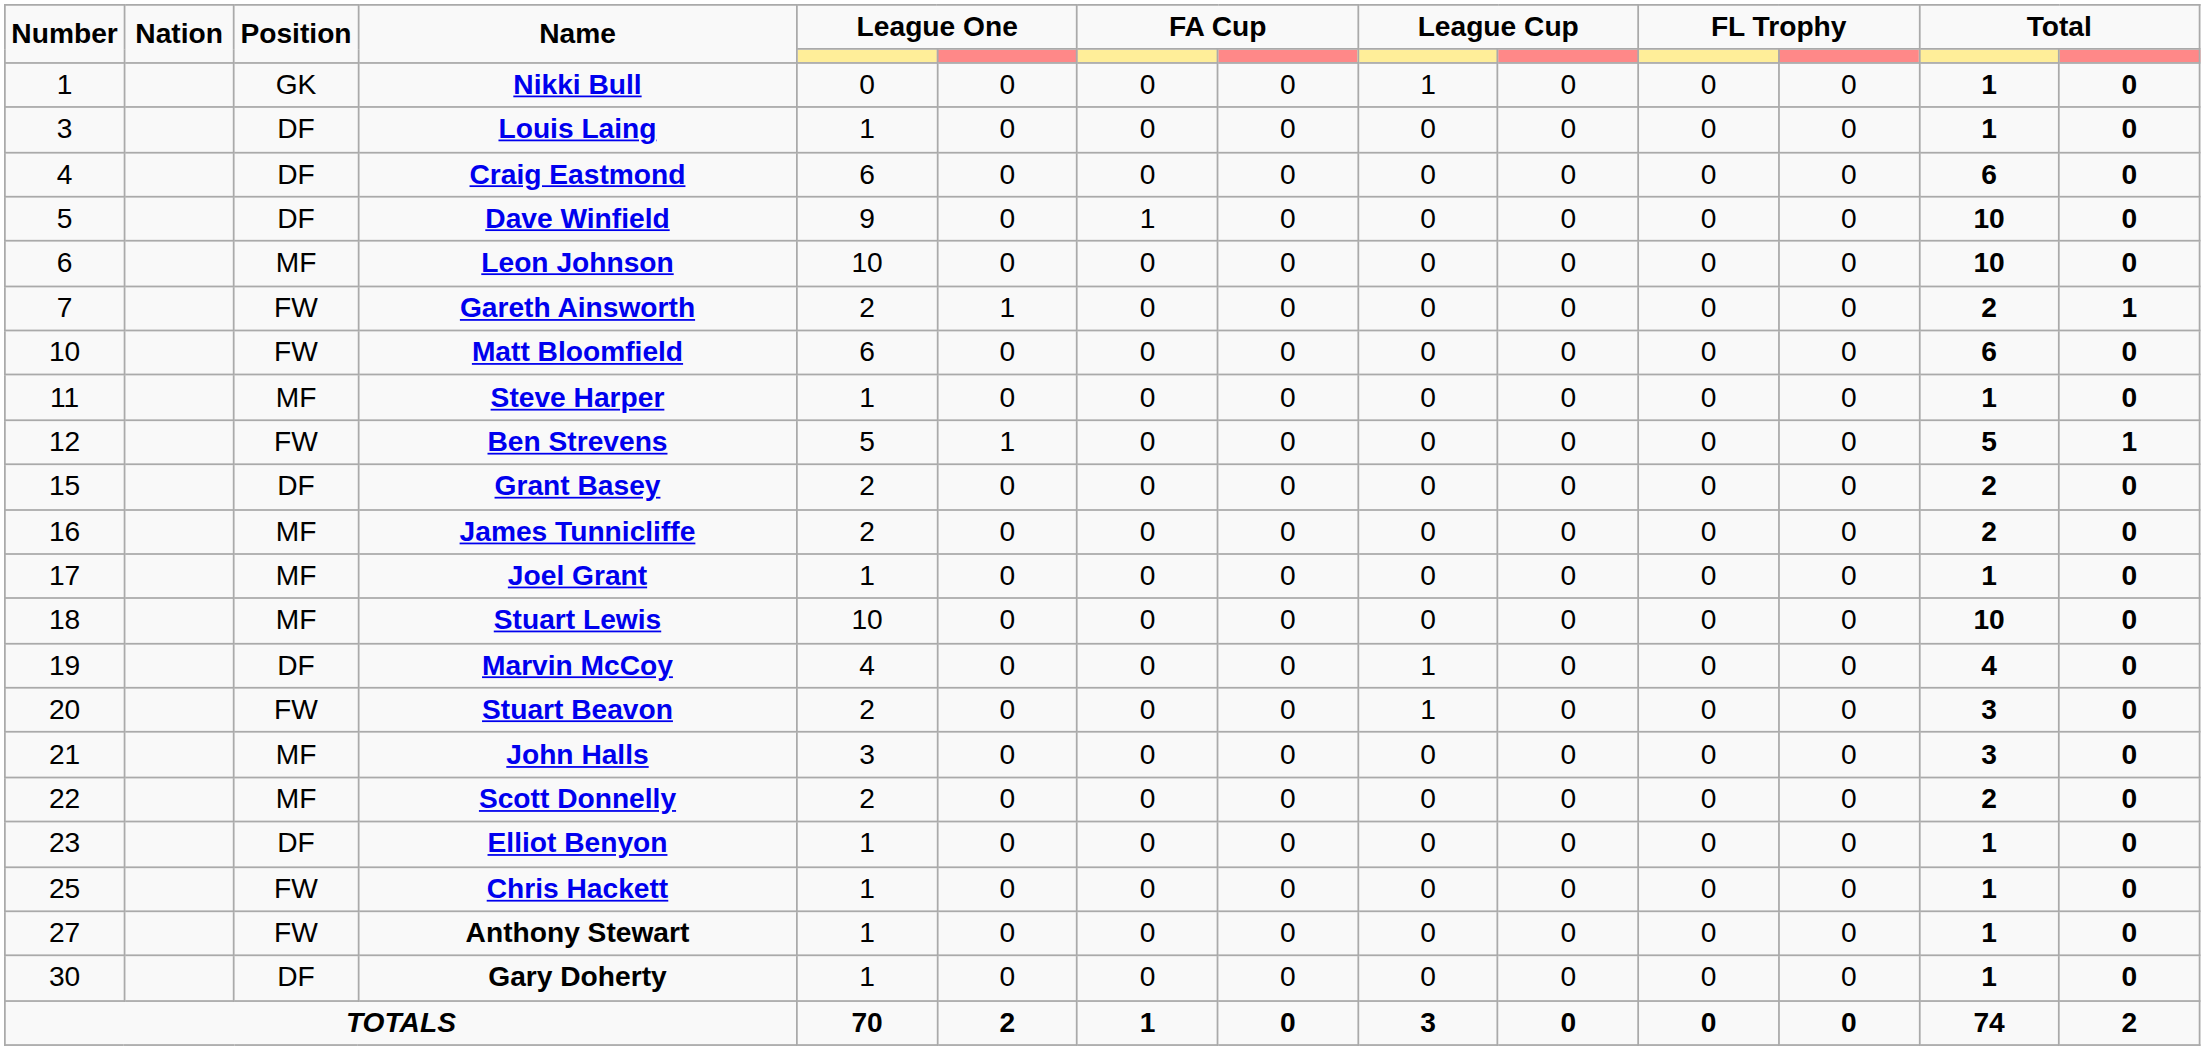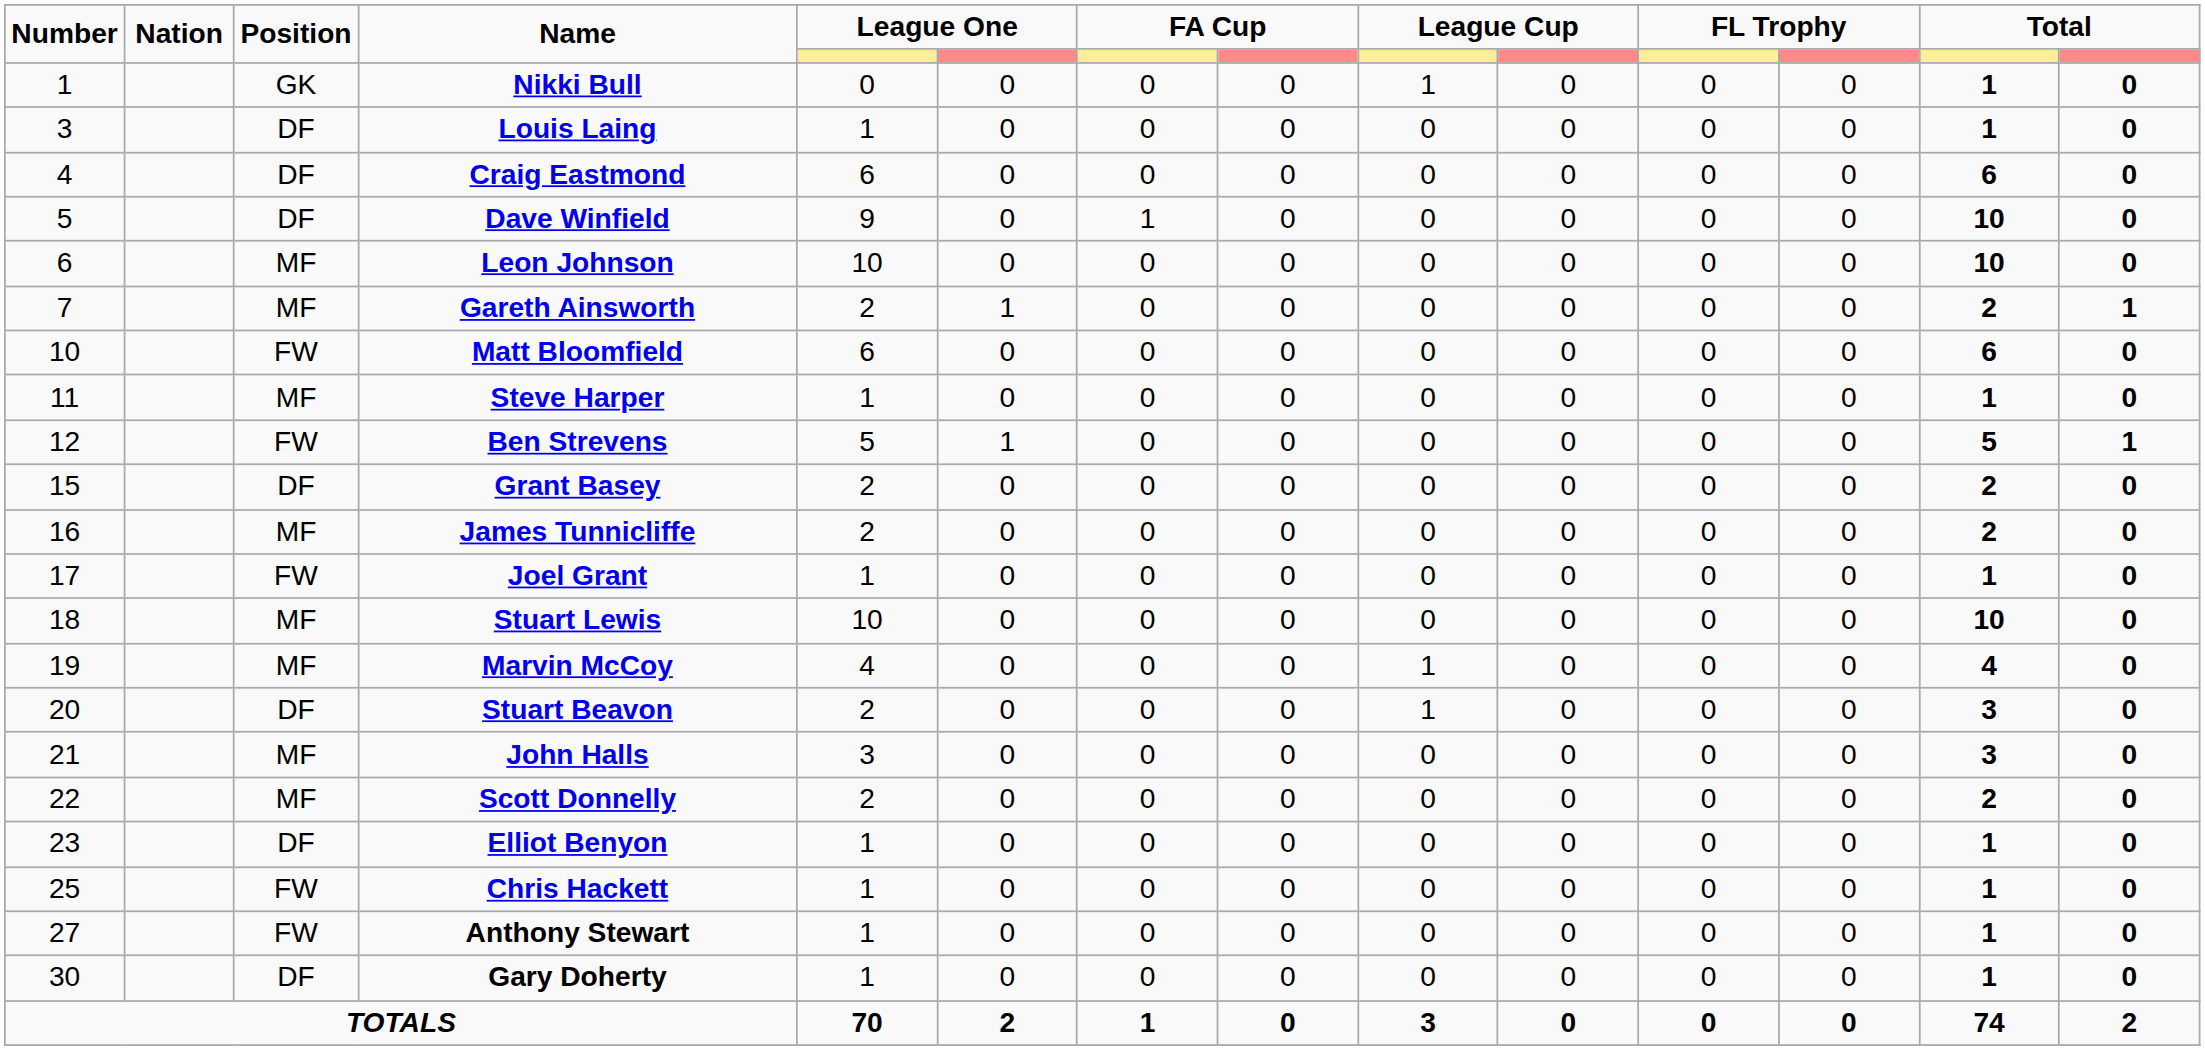(296, 307) FW -> (296, 307) MF
(296, 575) MF -> (296, 575) FW
(296, 665) DF -> (296, 665) MF
(296, 709) FW -> (296, 709) DF
